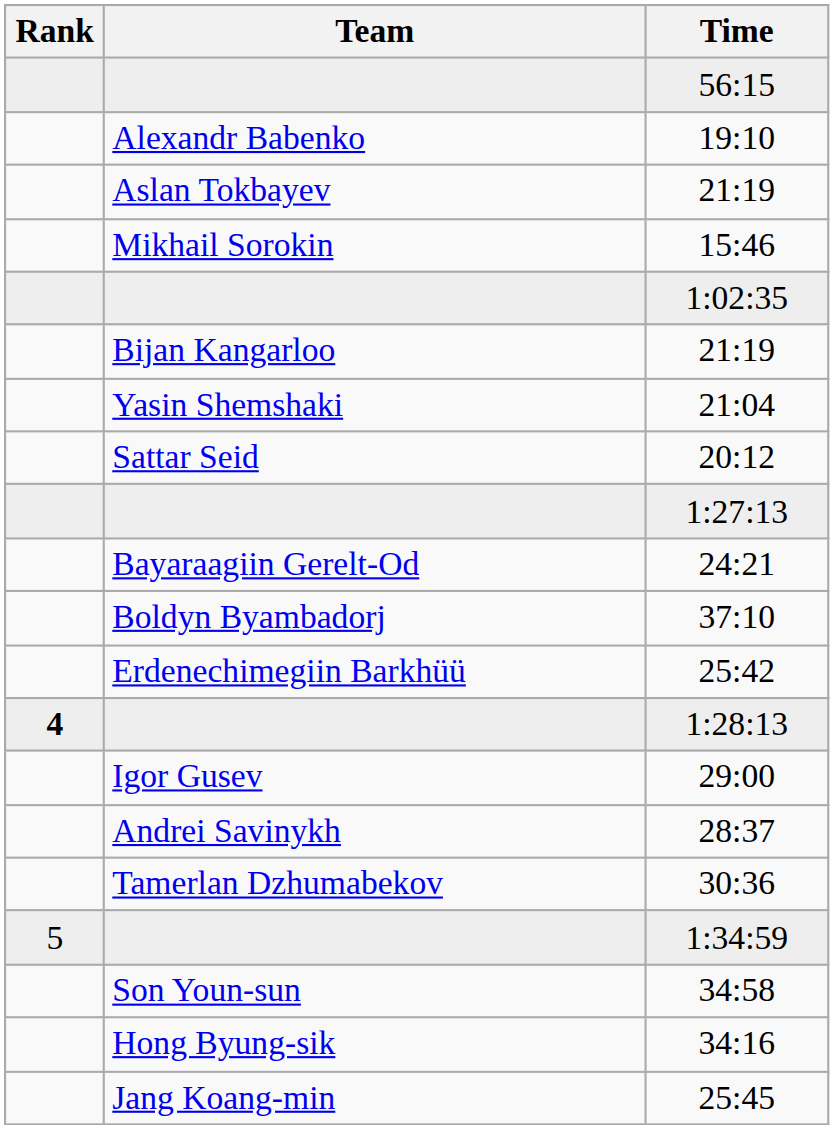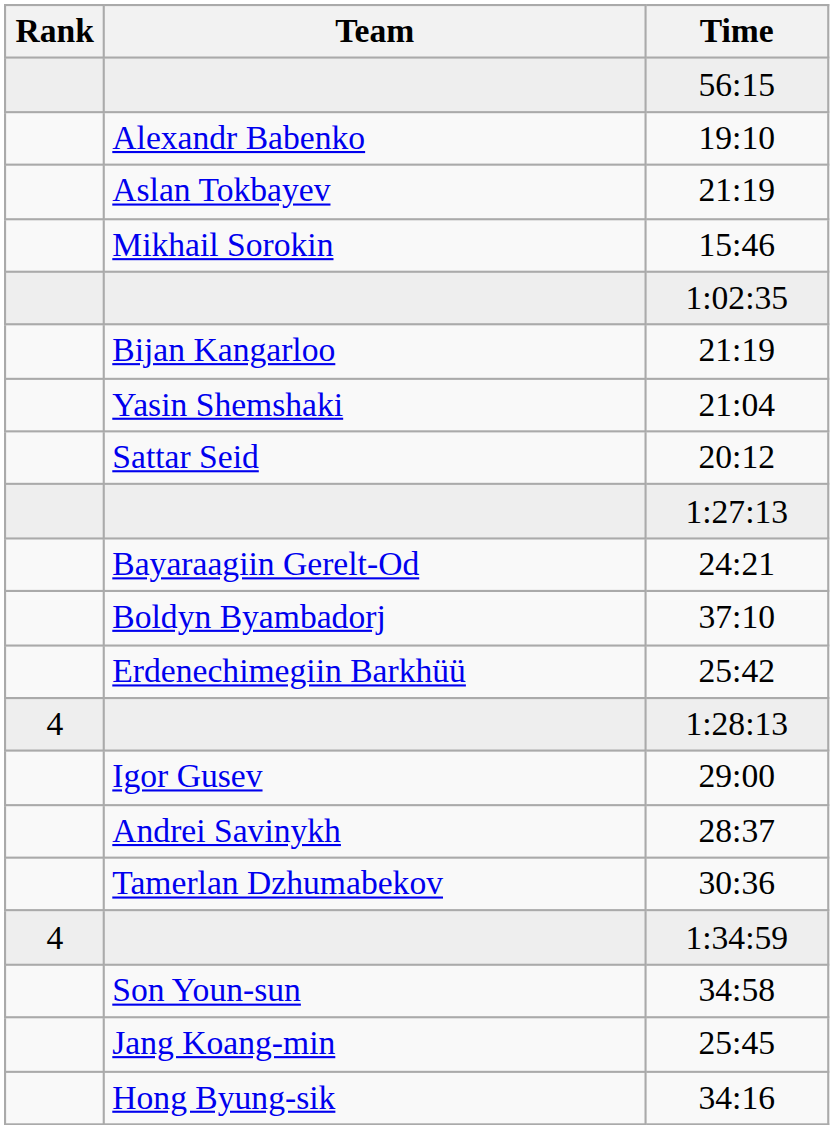(55, 723) bold -> (55, 723) normal
(55, 937) 5 -> (55, 937) 4
rows swapped: (224, 1096) <-> (224, 1043)
